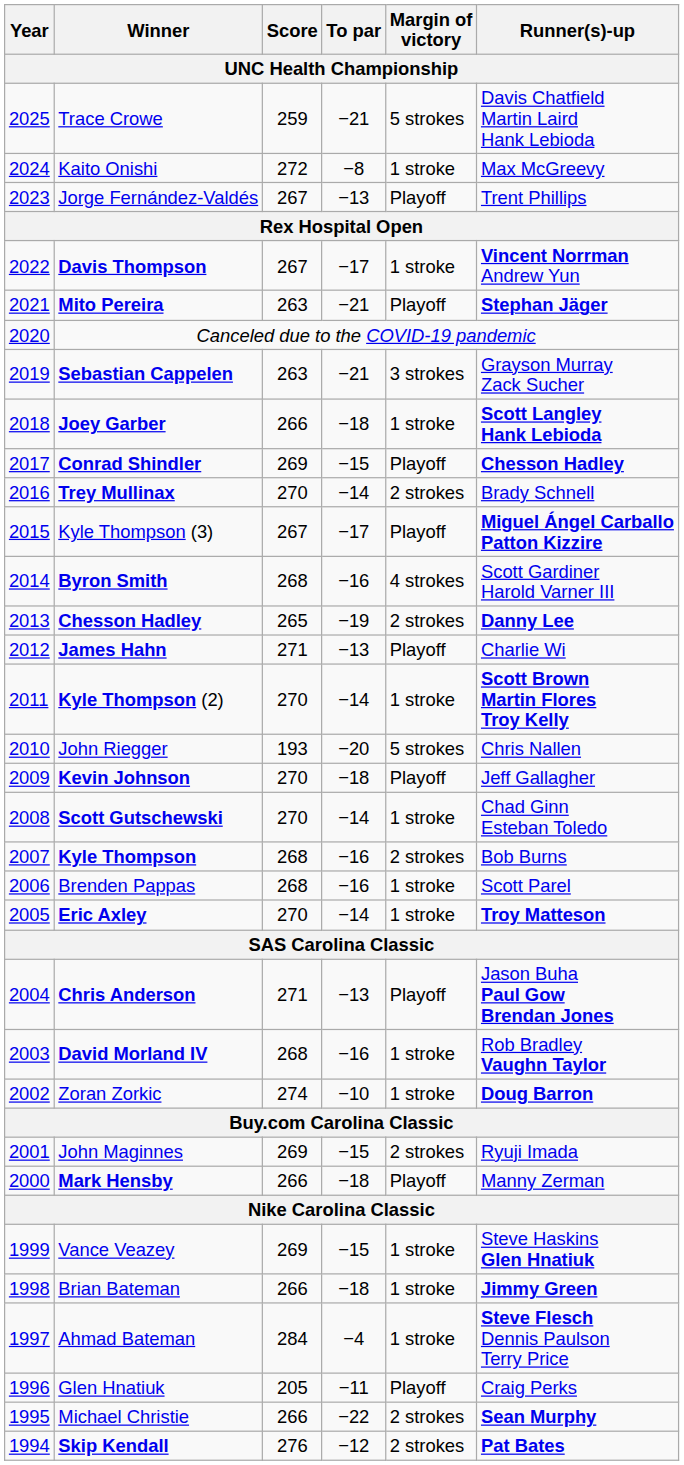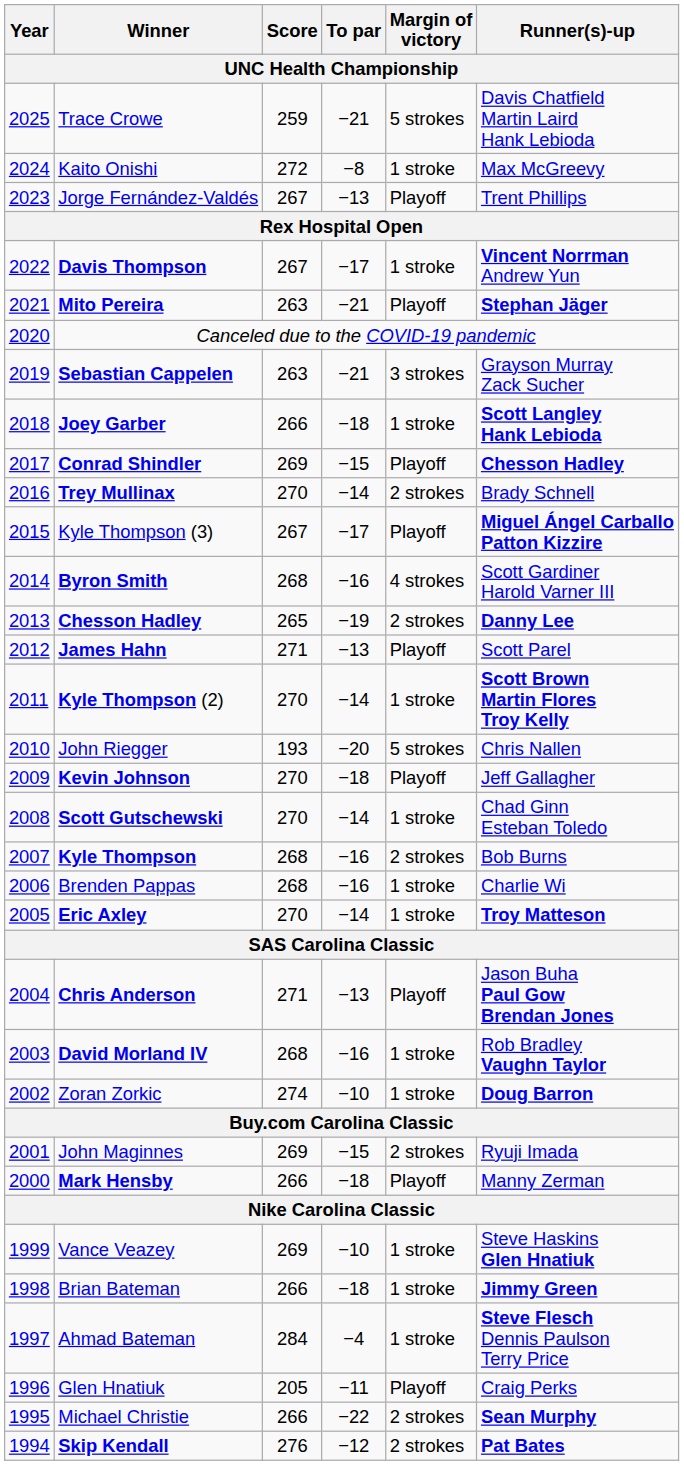(523, 650) Charlie Wi -> (526, 650) Scott Parel
(526, 886) Scott Parel -> (523, 886) Charlie Wi
(354, 1249) −15 -> (354, 1249) −10
